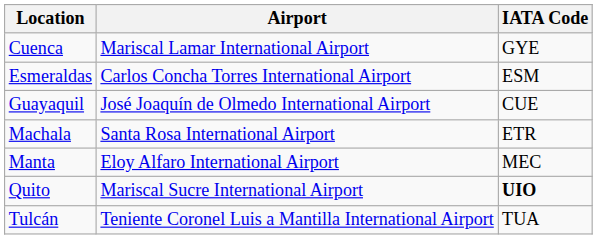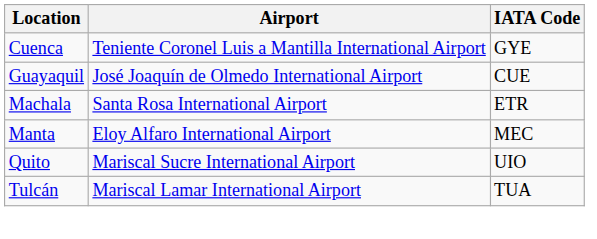(235, 47) Mariscal Lamar International Airport -> (289, 47) Teniente Coronel Luis a Mantilla International Airport
- row: (50, 76)
(519, 190) bold -> (510, 162) normal
(297, 219) Teniente Coronel Luis a Mantilla International Airport -> (227, 190) Mariscal Lamar International Airport
